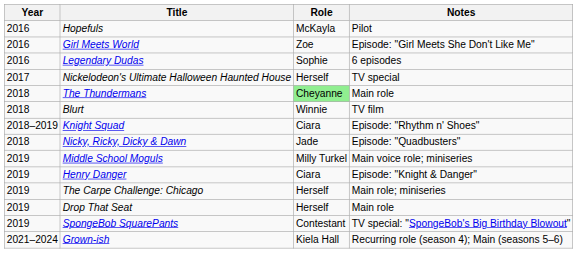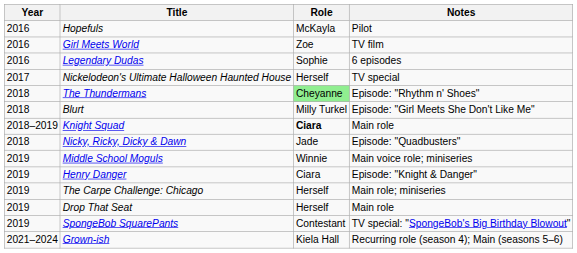(443, 45) Episode: "Girl Meets She Don't Like Me" -> (368, 45) TV film
(373, 93) Main role -> (416, 93) Episode: "Rhythm n' Shoes"
(312, 110) Winnie -> (321, 110) Milly Turkel
(368, 110) TV film -> (443, 110) Episode: "Girl Meets She Don't Like Me"
(308, 126) normal -> (309, 126) bold
(416, 126) Episode: "Rhythm n' Shoes" -> (373, 126) Main role
(321, 158) Milly Turkel -> (312, 158) Winnie
